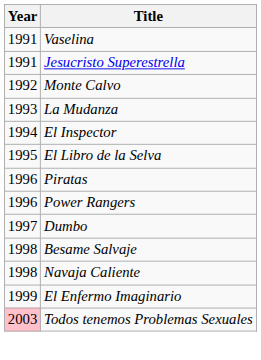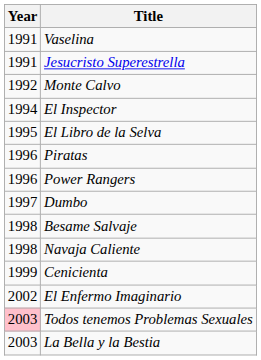- row: (81, 109)
+ row: (76, 272)
(23, 296) 1999 -> (23, 296) 2002
+ row: (102, 343)
